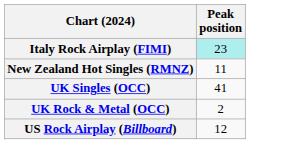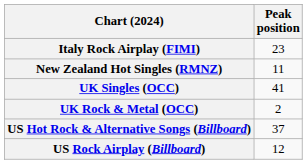(221, 48) paleturquoise background -> (278, 48) no background
+ row: (129, 128)
